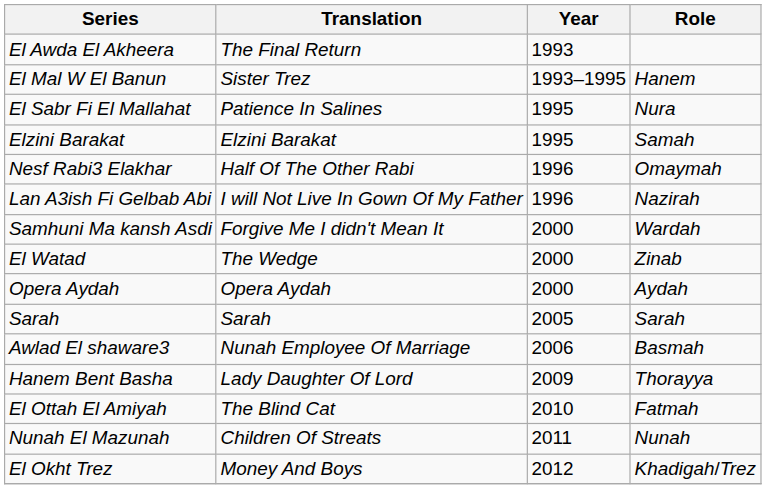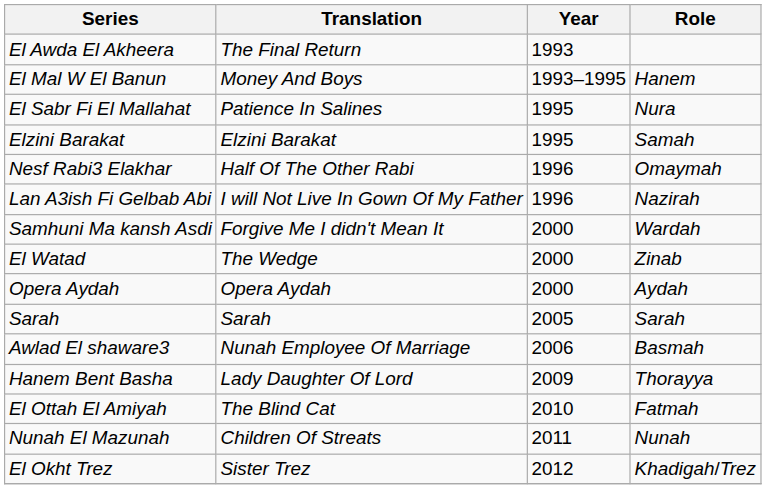(265, 79) Sister Trez -> (292, 79) Money And Boys
(292, 468) Money And Boys -> (265, 468) Sister Trez
